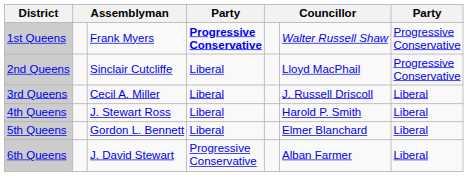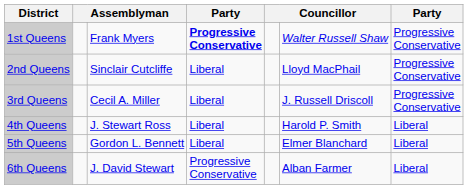(411, 94) Liberal -> (427, 100) Progressive Conservative
